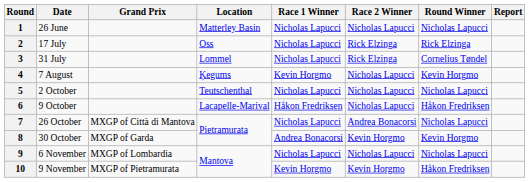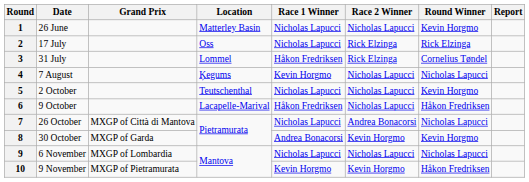(454, 27) Nicholas Lapucci -> (450, 27) Kevin Horgmo
(307, 59) Nicholas Lapucci -> (308, 59) Håkon Fredriksen
(450, 74) Kevin Horgmo -> (454, 74) Nicholas Lapucci
(454, 90) Nicholas Lapucci -> (450, 90) Kevin Horgmo
